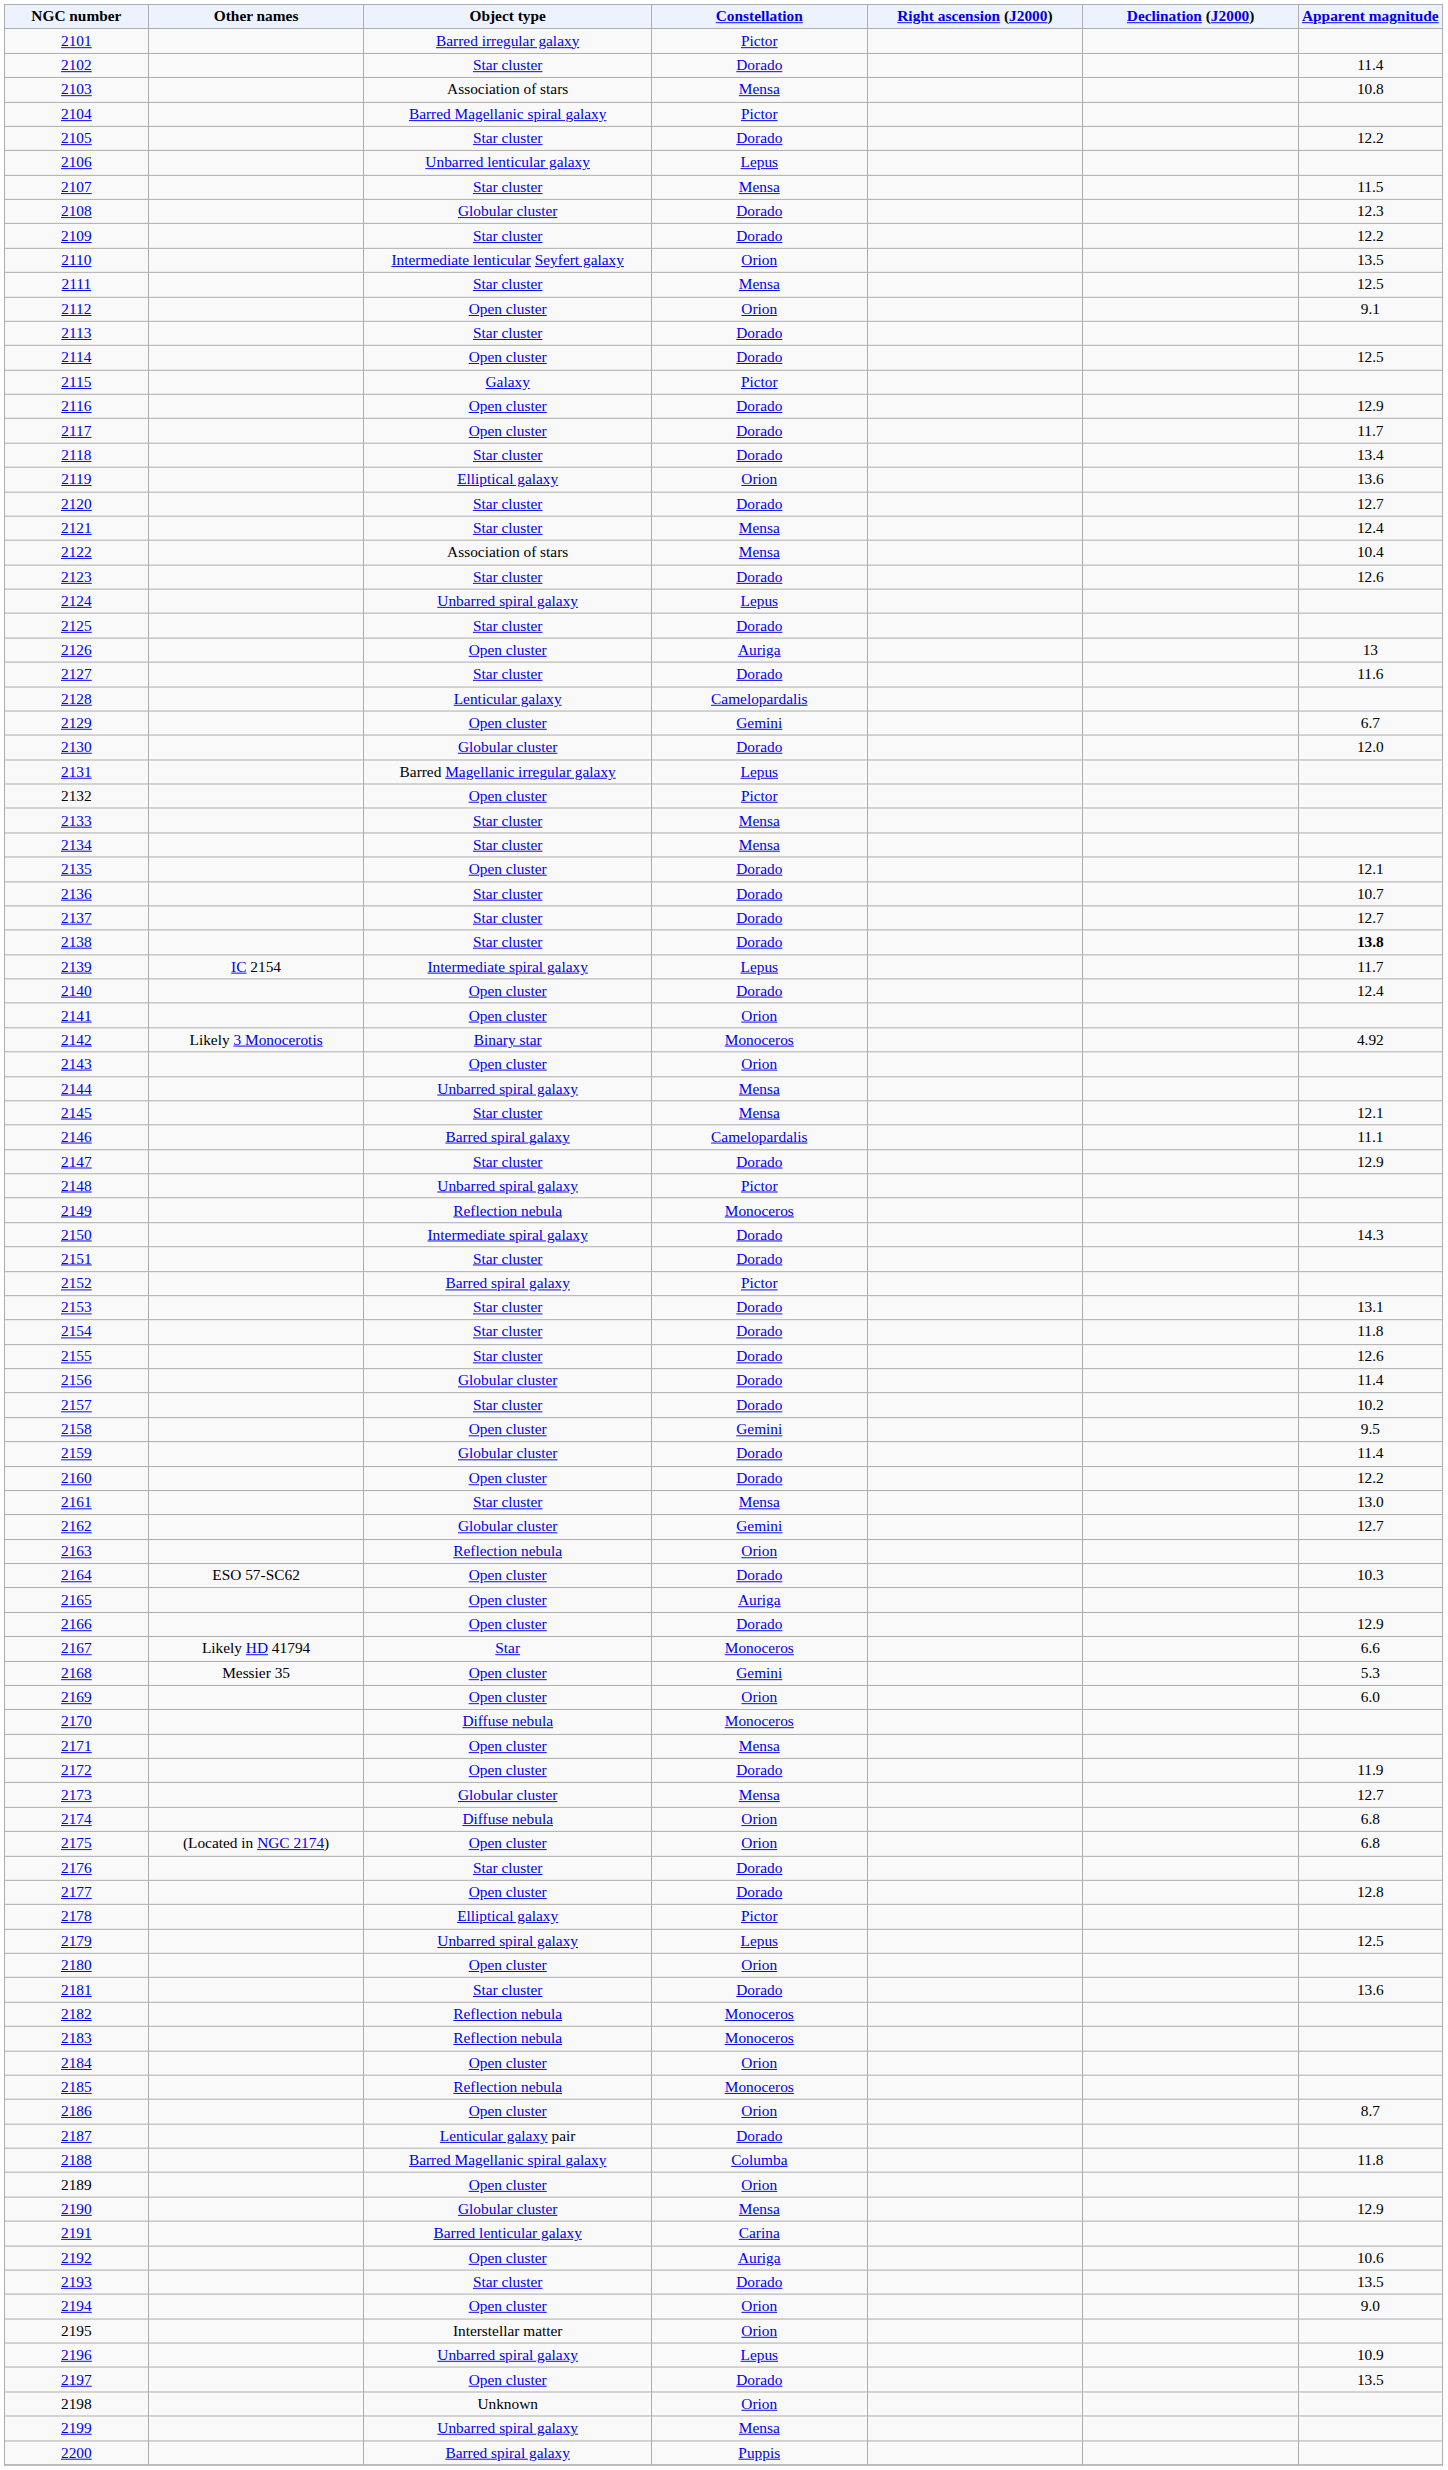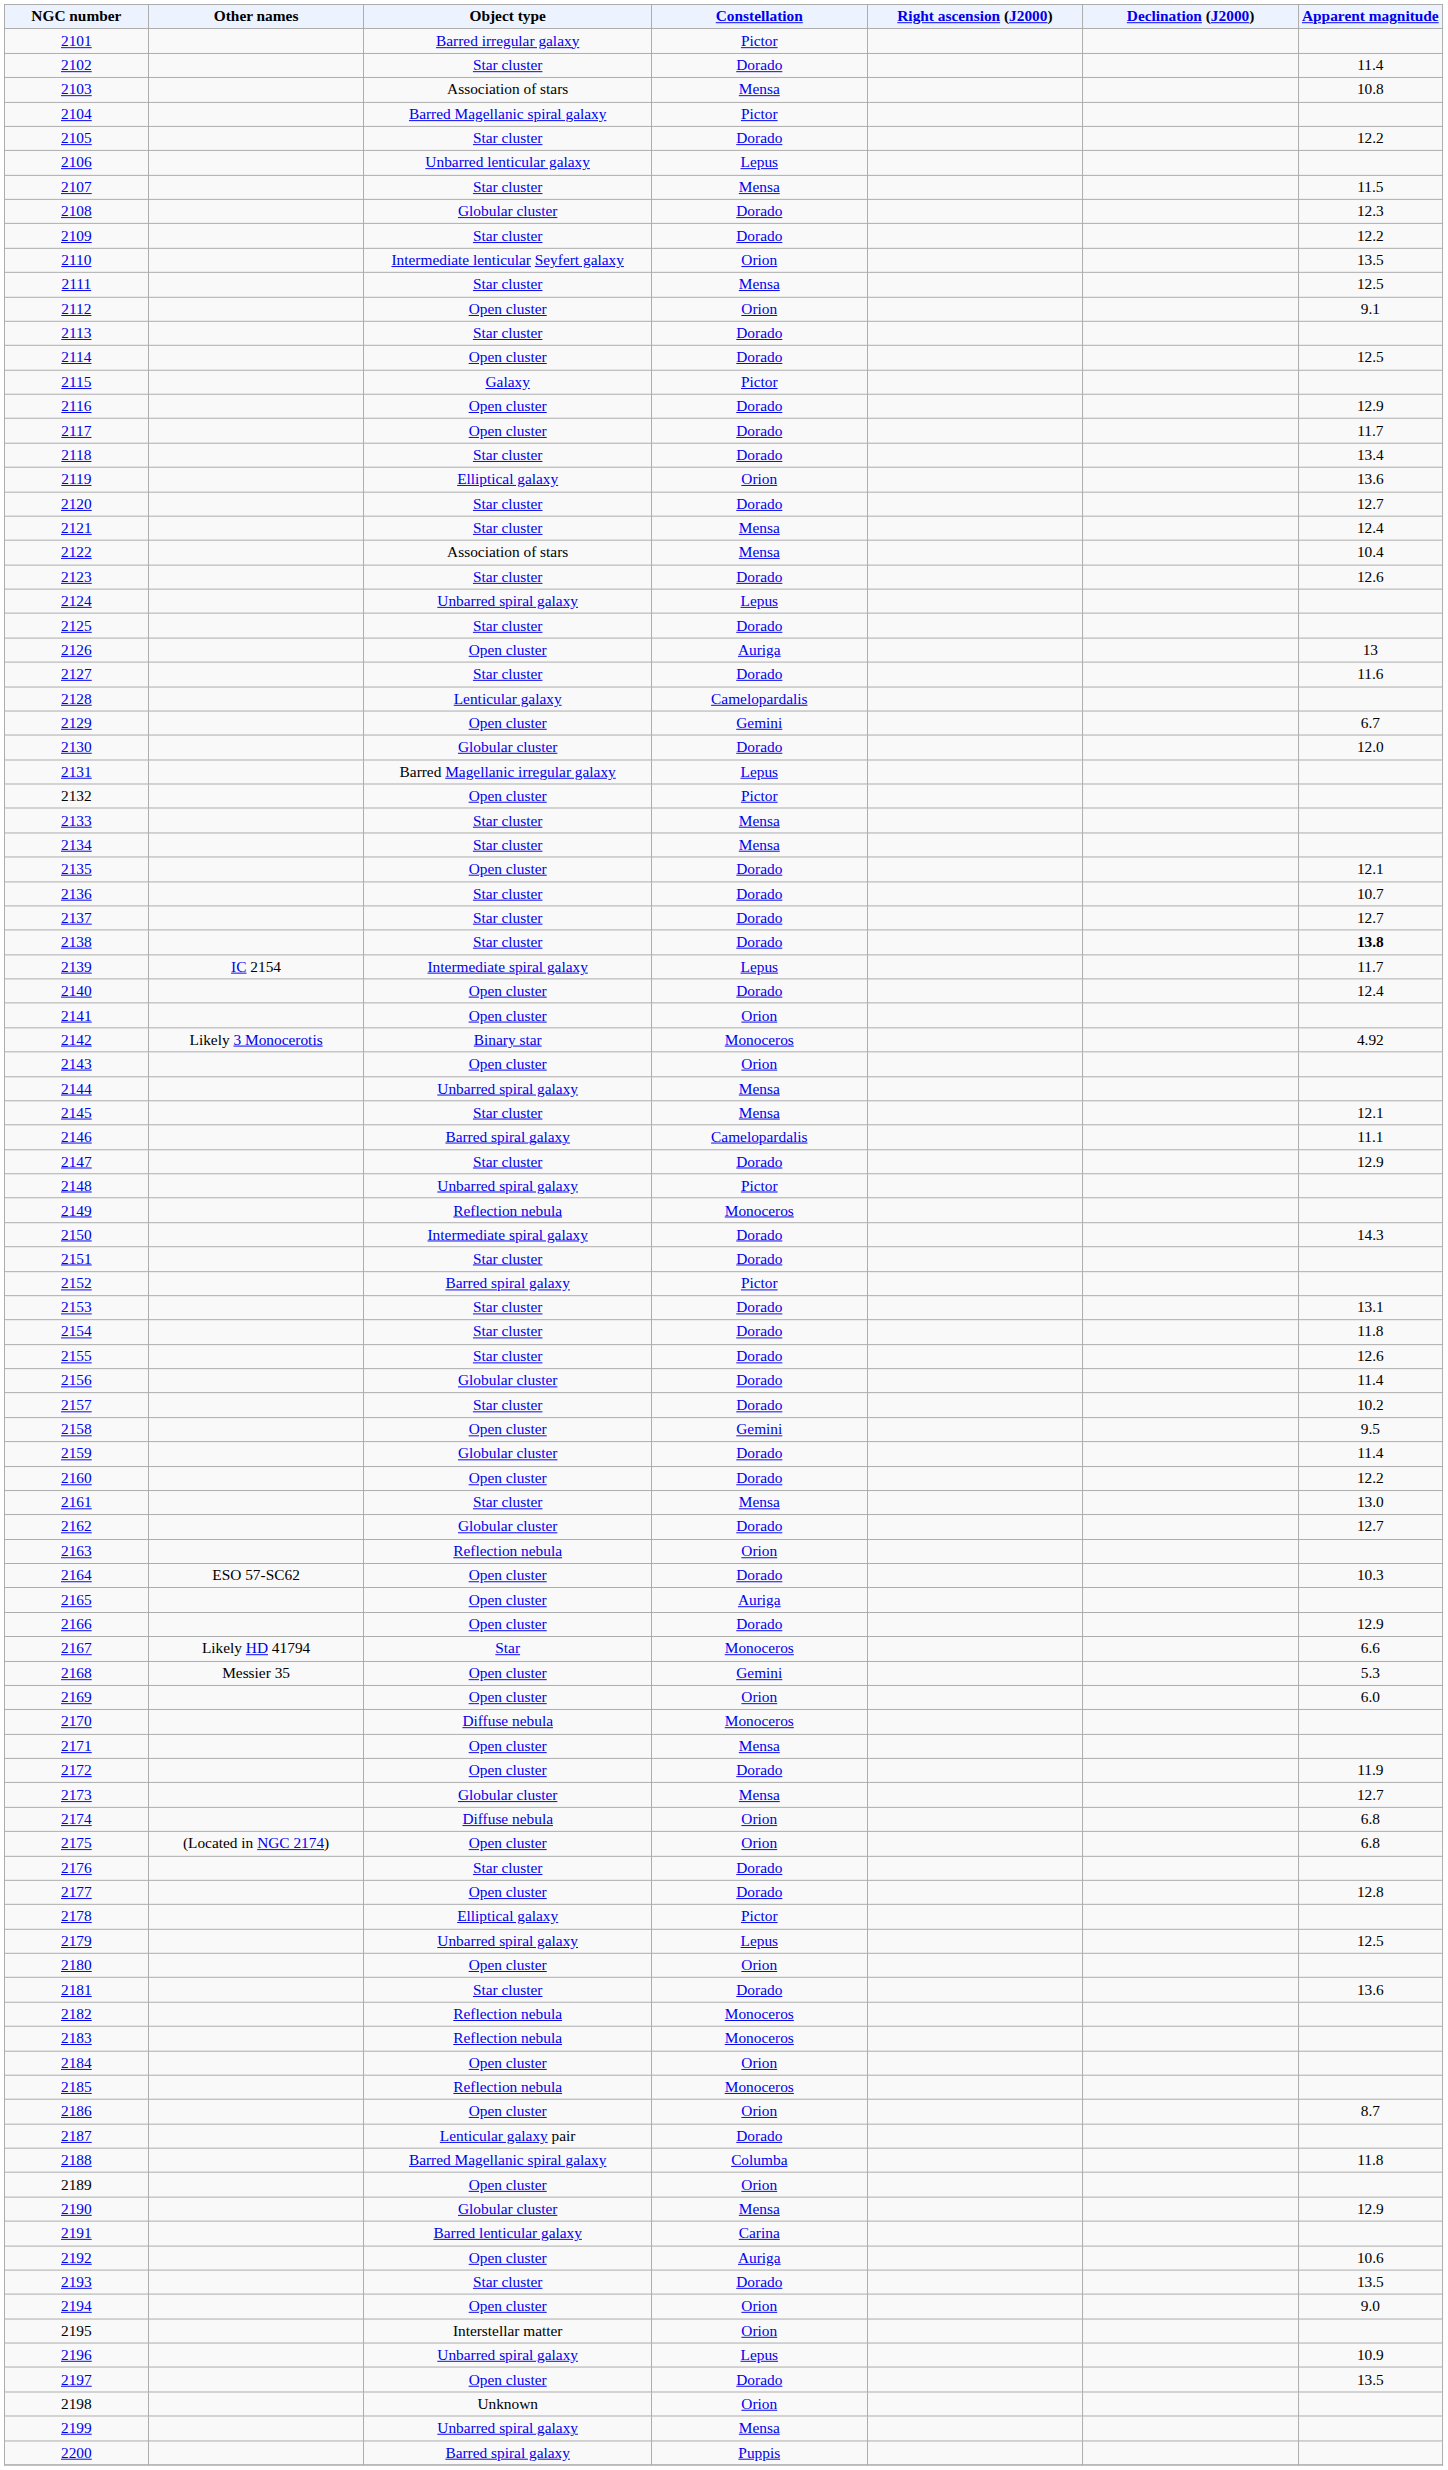(759, 1526) Gemini -> (759, 1526) Dorado
